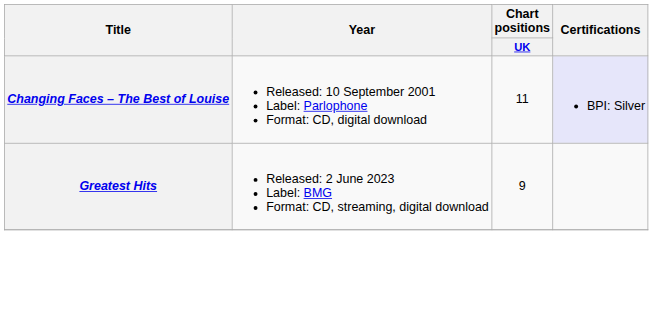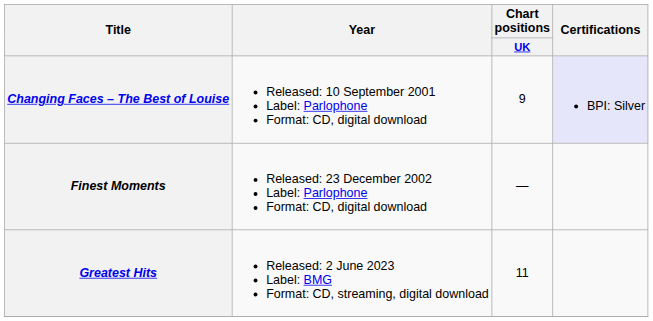(522, 99) 11 -> (522, 99) 9
+ row: (118, 186)
(522, 186) 9 -> (522, 273) 11
